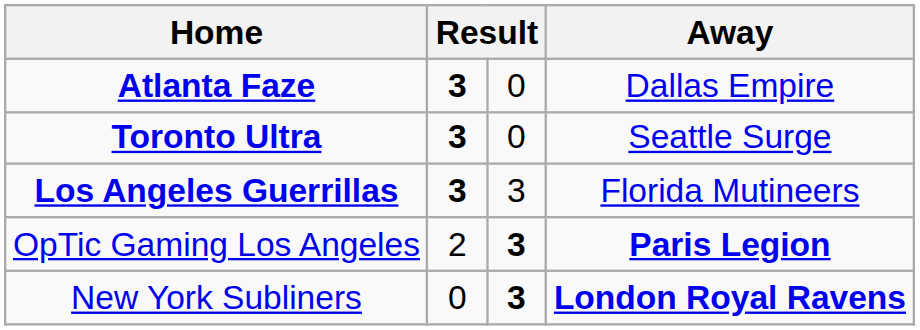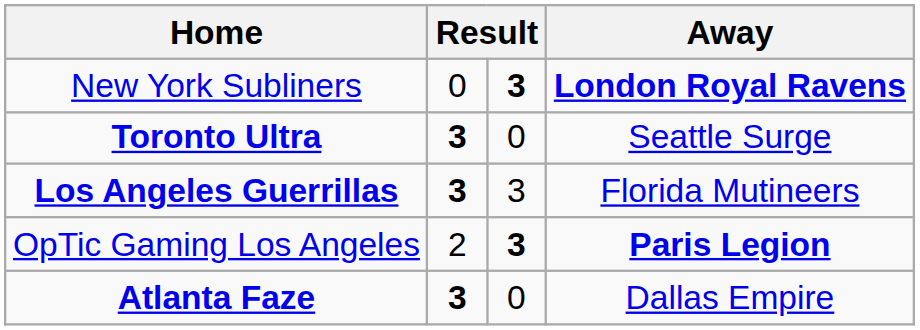rows swapped: (216, 297) <-> (216, 85)
